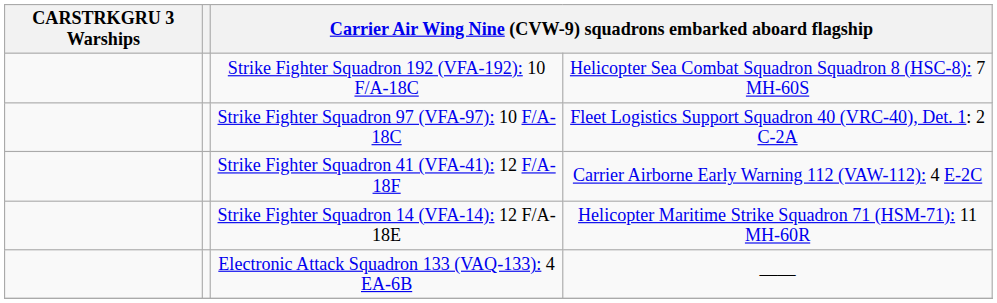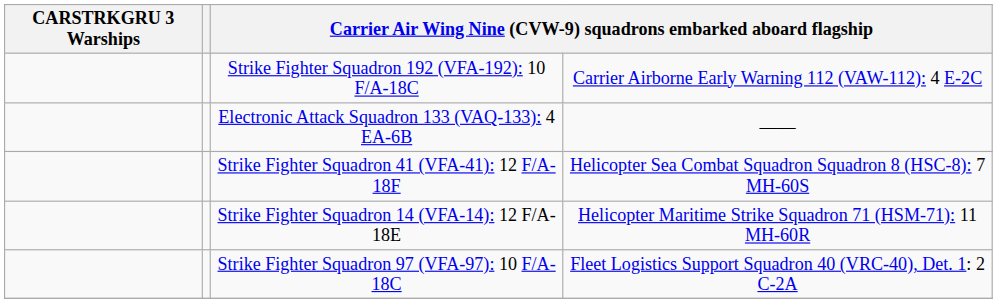(778, 78) Helicopter Sea Combat Squadron Squadron 8 (HSC-8): 7 MH-60S -> (778, 78) Carrier Airborne Early Warning 112 (VAW-112): 4 E-2C
rows swapped: (387, 127) <-> (387, 274)
(778, 176) Carrier Airborne Early Warning 112 (VAW-112): 4 E-2C -> (778, 176) Helicopter Sea Combat Squadron Squadron 8 (HSC-8): 7 MH-60S
